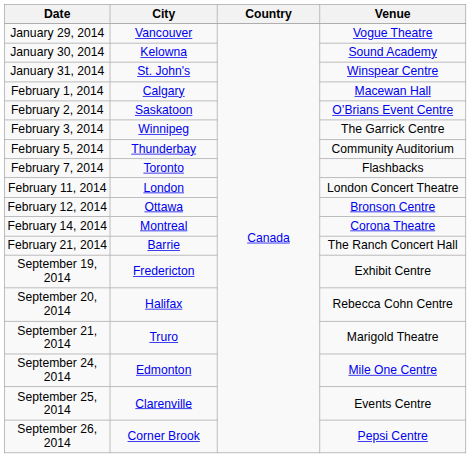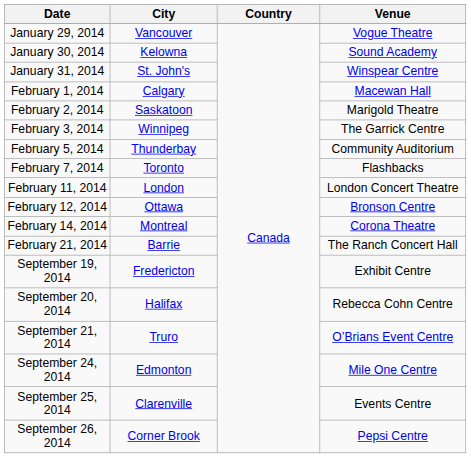(393, 110) O’Brians Event Centre -> (393, 110) Marigold Theatre
(393, 337) Marigold Theatre -> (393, 337) O’Brians Event Centre
